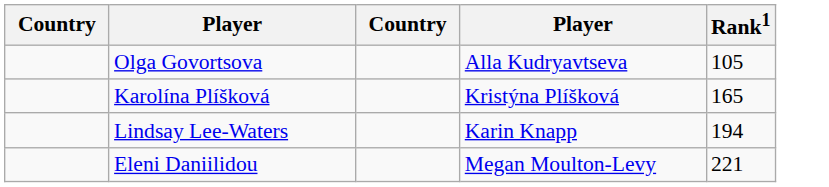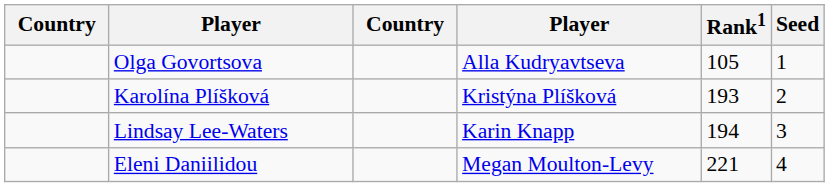+ column: (798, 24)
(727, 95) 165 -> (723, 95) 193
